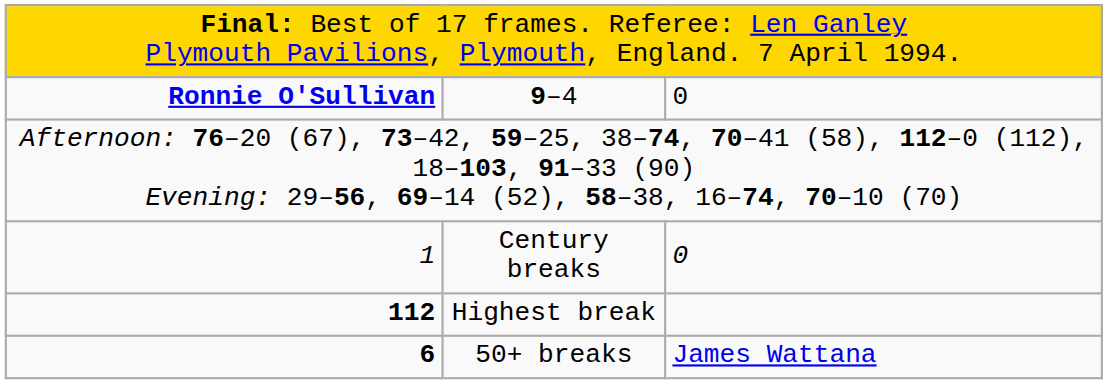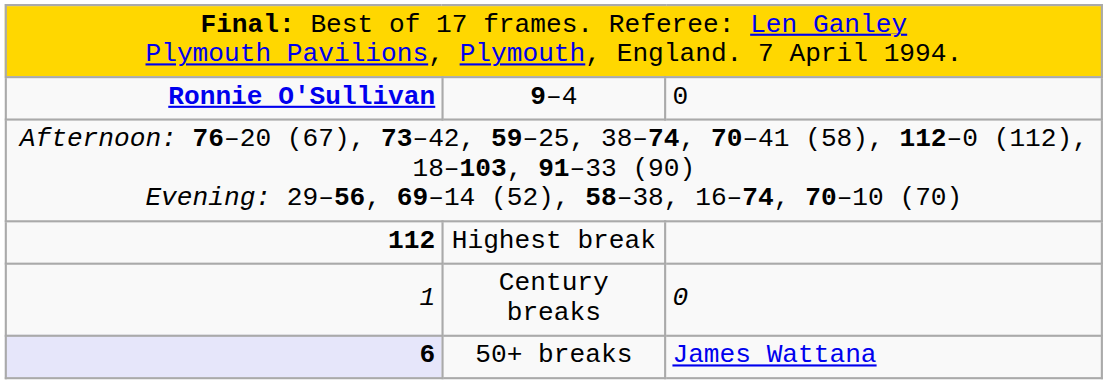rows swapped: (554, 314) <-> (554, 257)
(427, 357) no background -> (427, 357) lavender background
